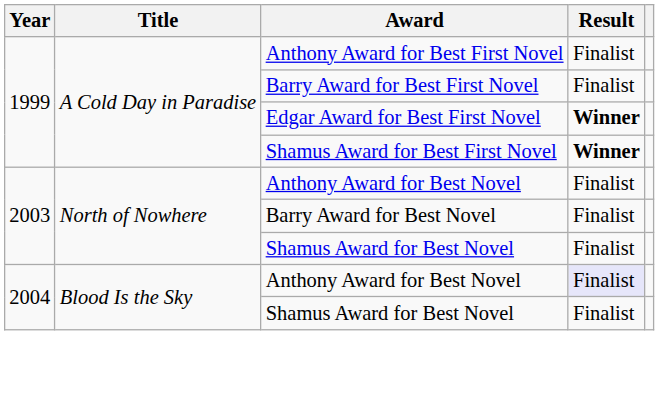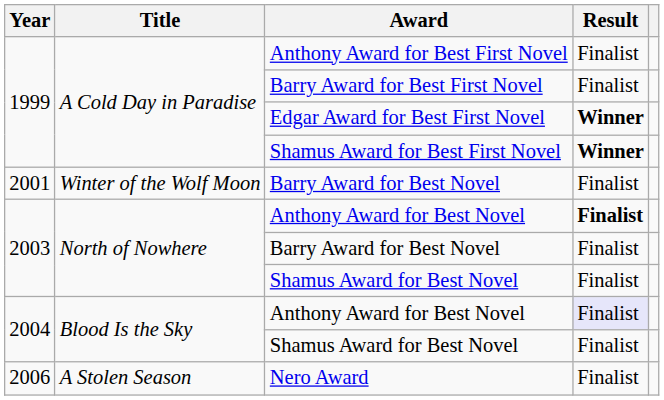+ row: (30, 183)
(604, 183) normal -> (610, 215) bold
+ row: (30, 378)
